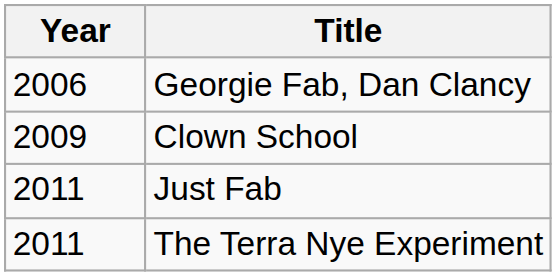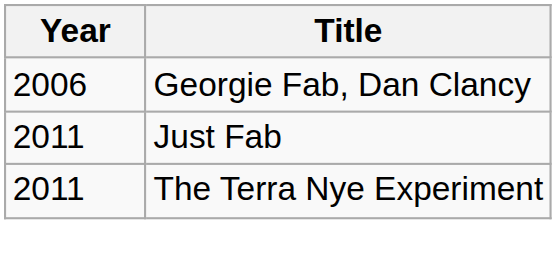- row: (256, 137)
